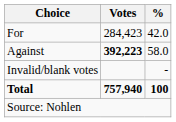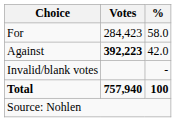(158, 32) 42.0 -> (158, 32) 58.0
(158, 51) 58.0 -> (158, 51) 42.0
